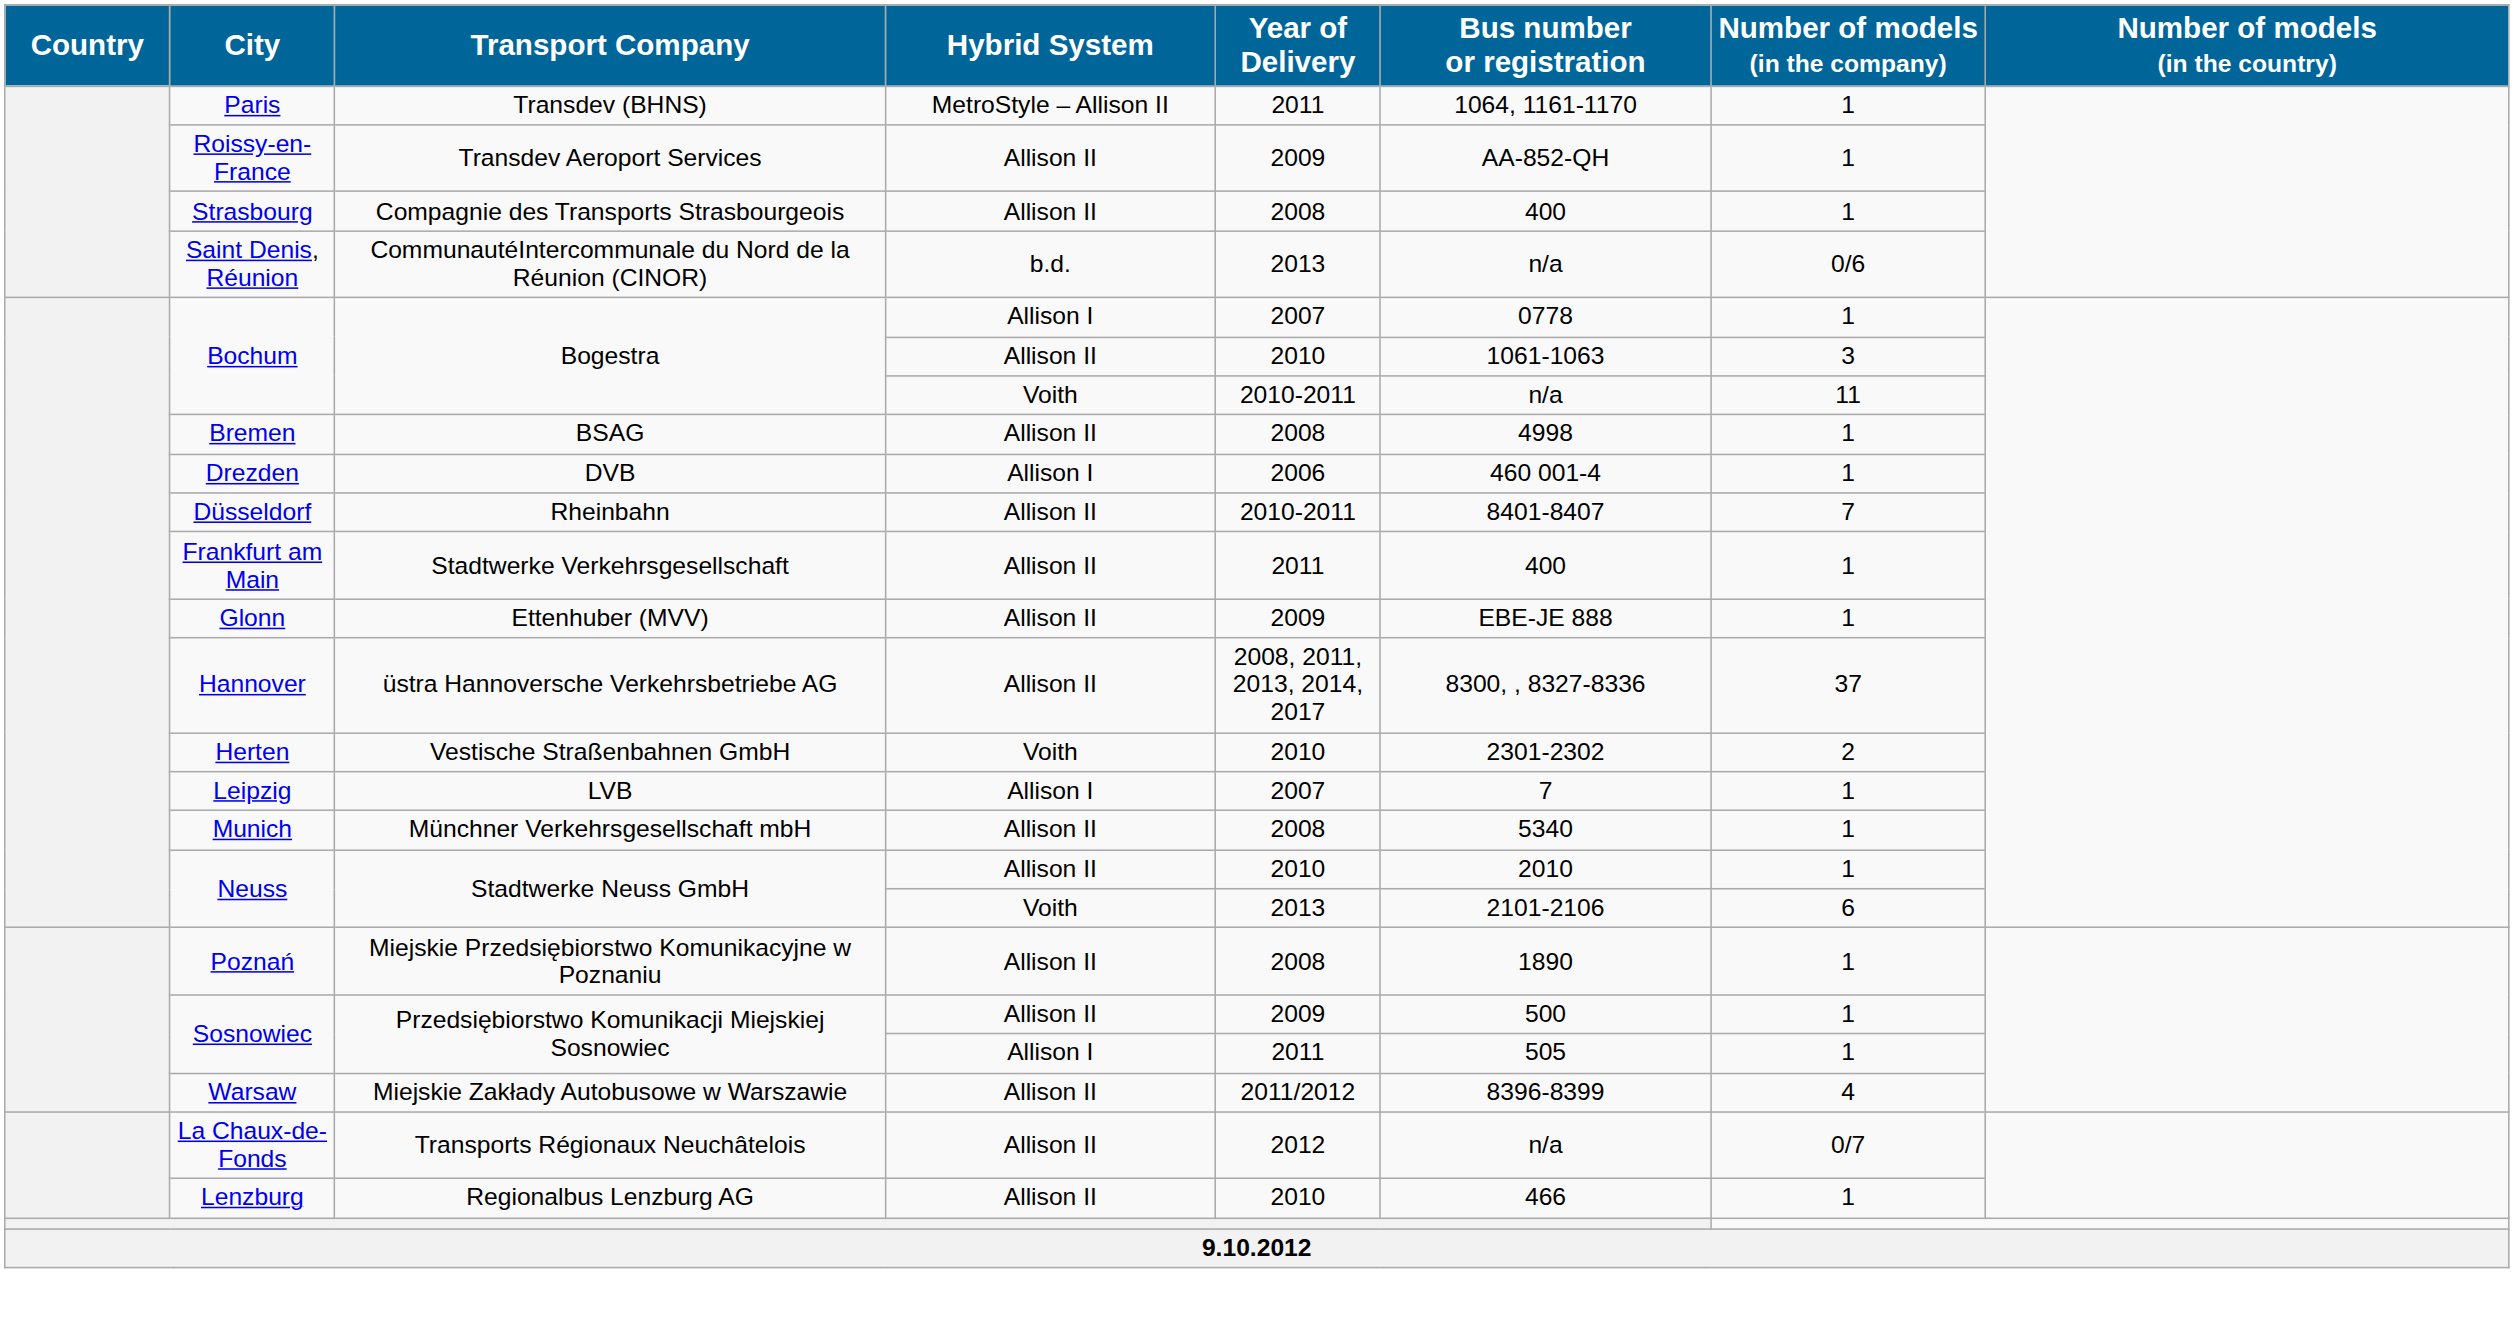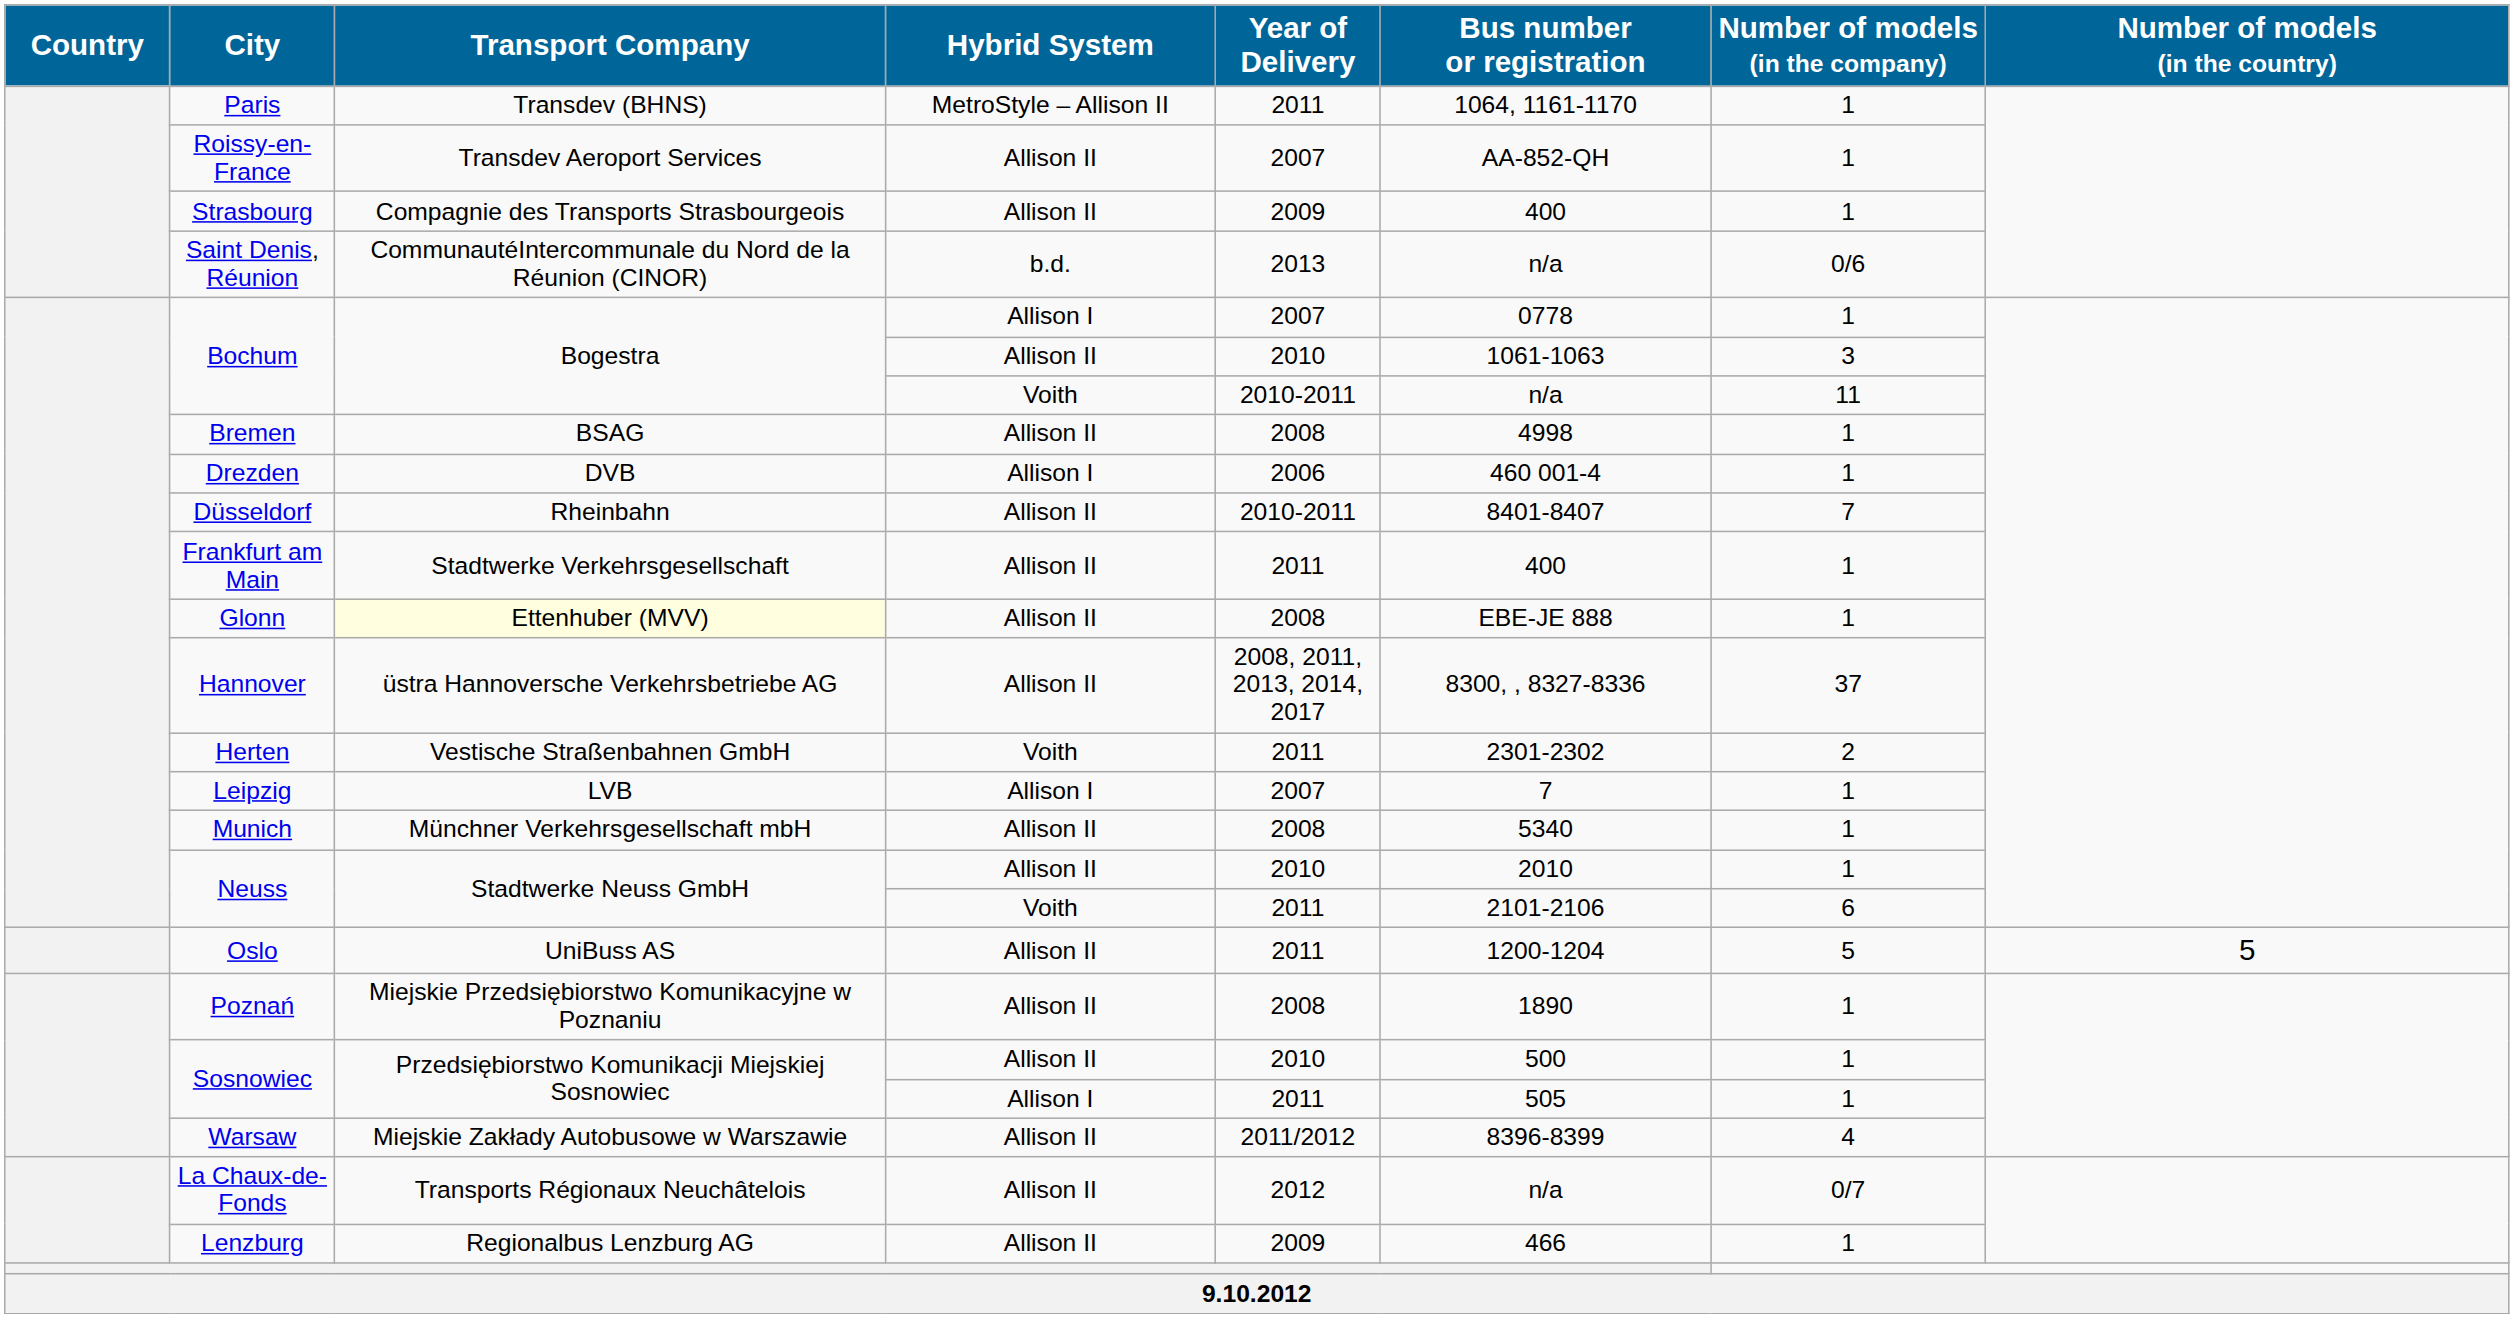(1298, 158) 2009 -> (1298, 158) 2007
(1298, 211) 2008 -> (1298, 211) 2009
(610, 618) no background -> (610, 618) lightyellow background
(1298, 618) 2009 -> (1298, 618) 2008
(1298, 751) 2010 -> (1298, 751) 2011
(1298, 908) 2013 -> (1298, 908) 2011
+ row: (252, 950)
(1298, 1013) 2009 -> (1298, 1059) 2010
(1298, 1197) 2010 -> (1298, 1243) 2009
